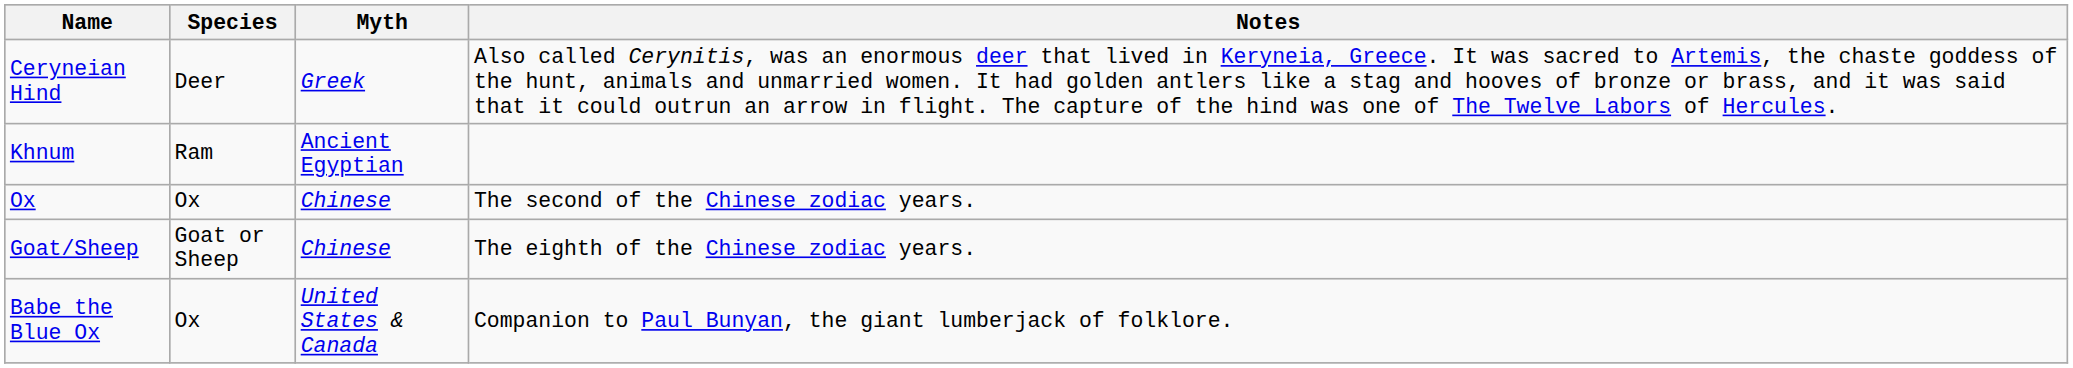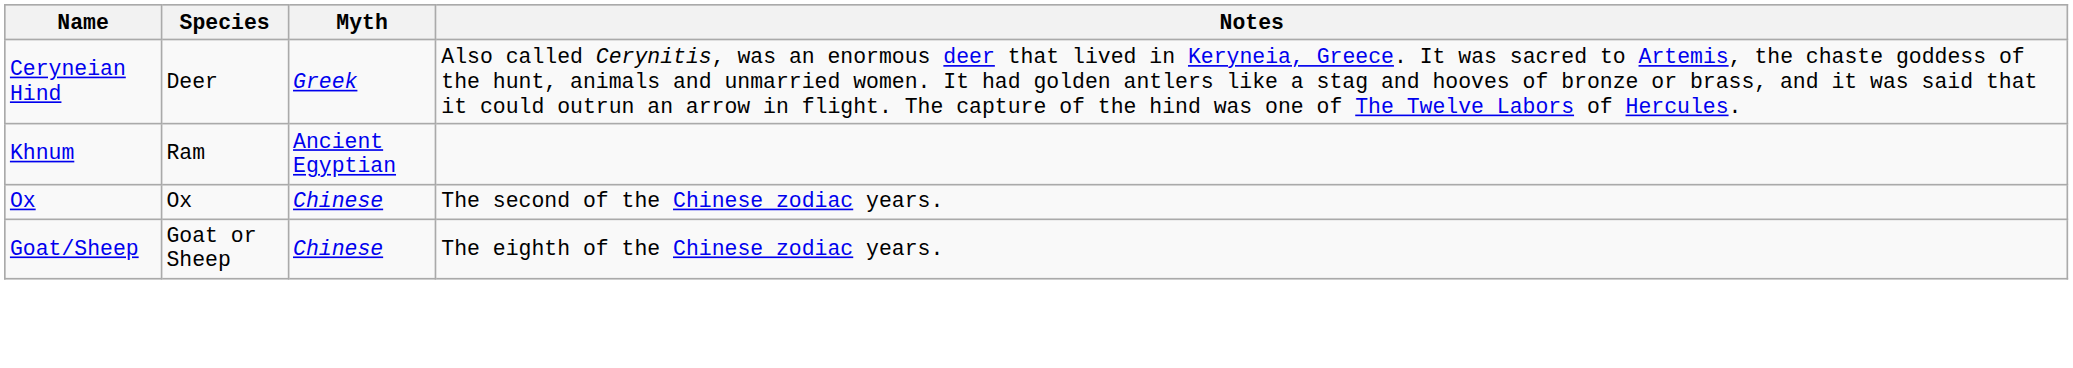- row: (61, 321)
